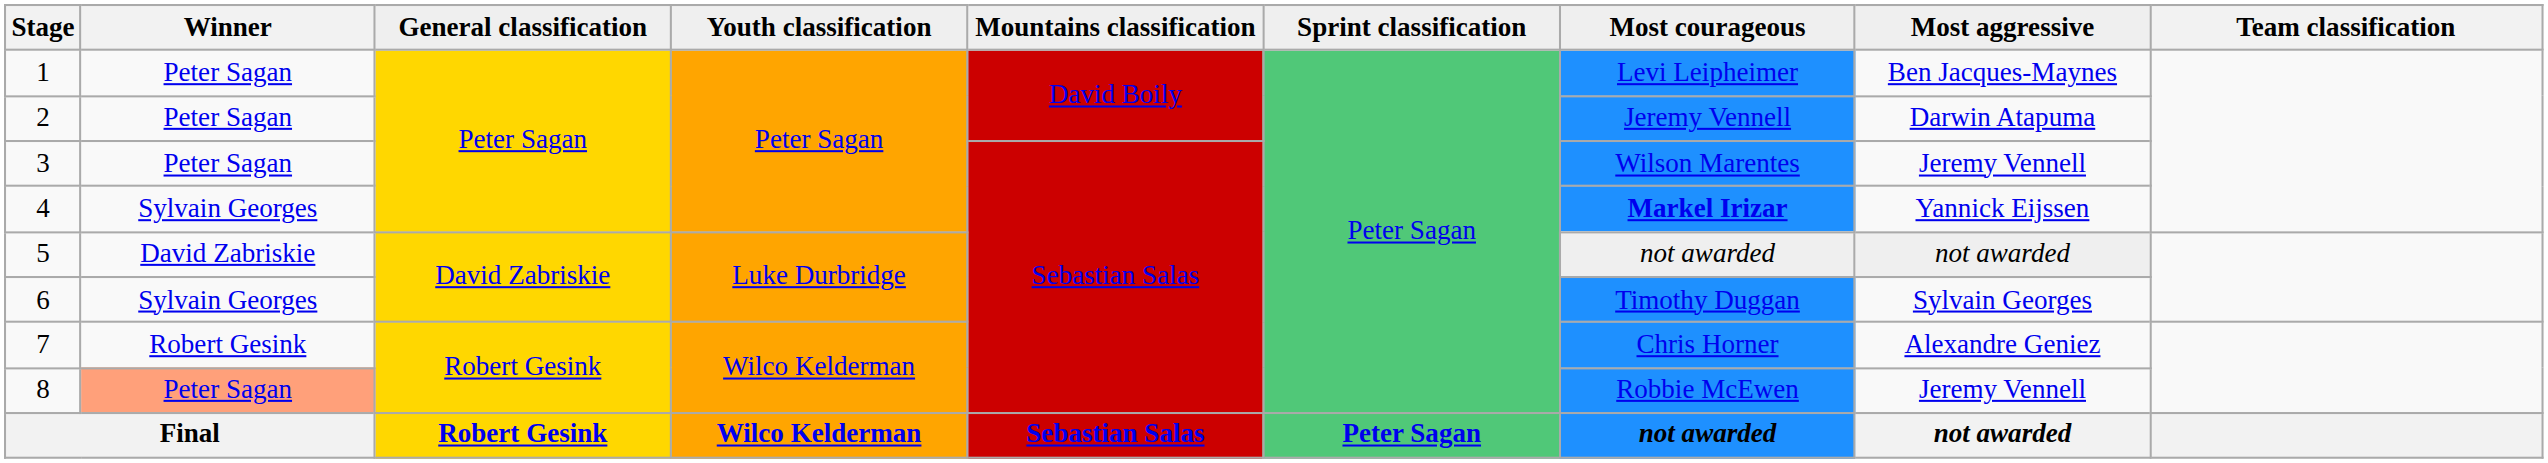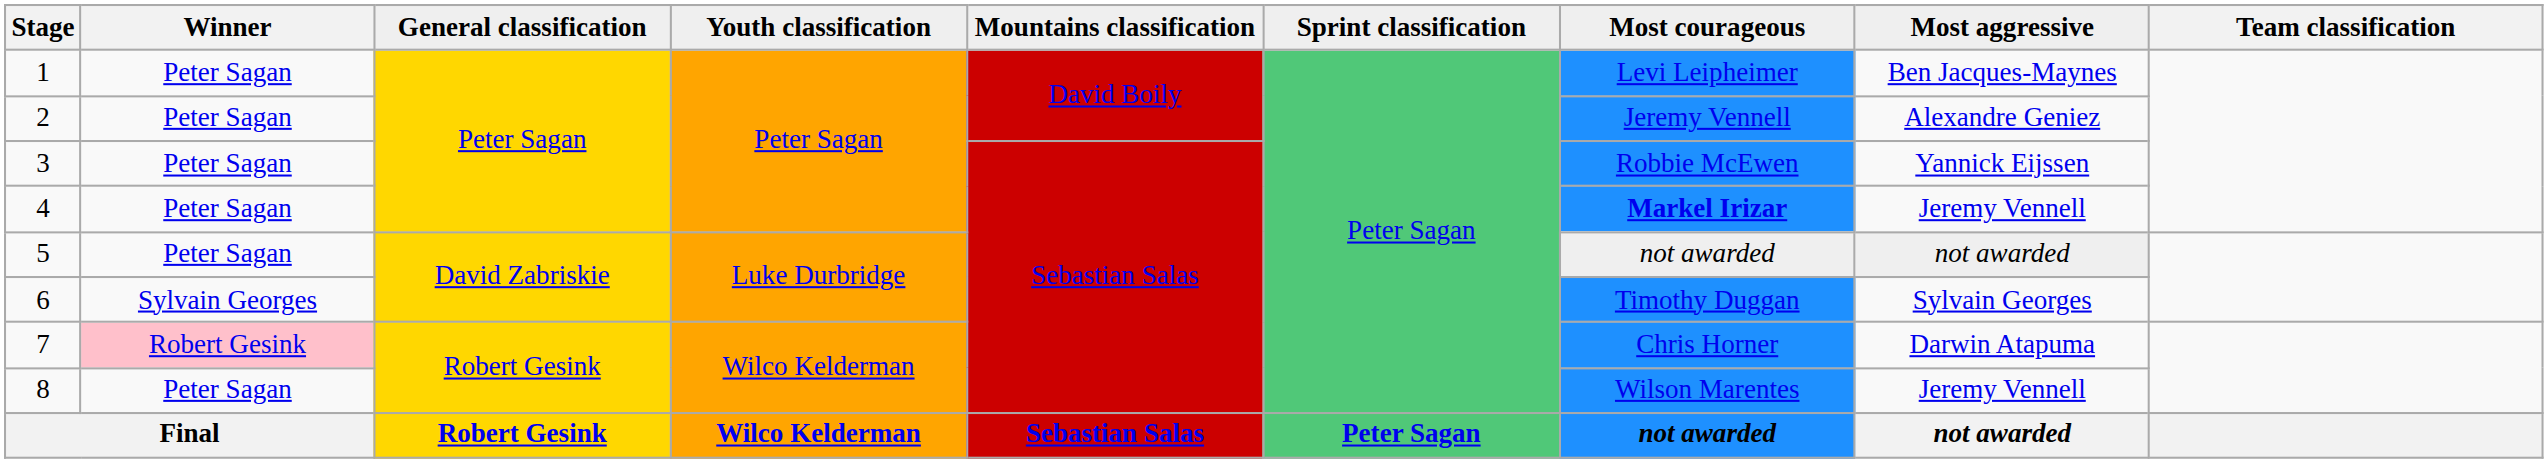(2002, 118) Darwin Atapuma -> (2002, 118) Alexandre Geniez
(1708, 163) Wilson Marentes -> (1707, 163) Robbie McEwen
(2002, 163) Jeremy Vennell -> (2002, 163) Yannick Eijssen
(228, 208) Sylvain Georges -> (228, 208) Peter Sagan
(2002, 208) Yannick Eijssen -> (2002, 208) Jeremy Vennell
(228, 253) David Zabriskie -> (228, 253) Peter Sagan
(228, 344) no background -> (227, 344) pink background
(2002, 344) Alexandre Geniez -> (2002, 344) Darwin Atapuma
(228, 389) lightsalmon background -> (228, 389) no background
(1708, 389) Robbie McEwen -> (1707, 389) Wilson Marentes
